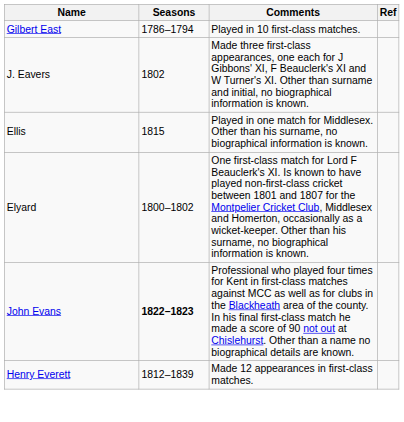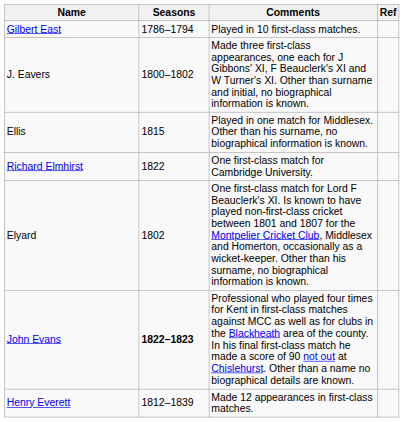(153, 74) 1802 -> (168, 74) 1800–1802
+ row: (45, 166)
(168, 207) 1800–1802 -> (153, 235) 1802
